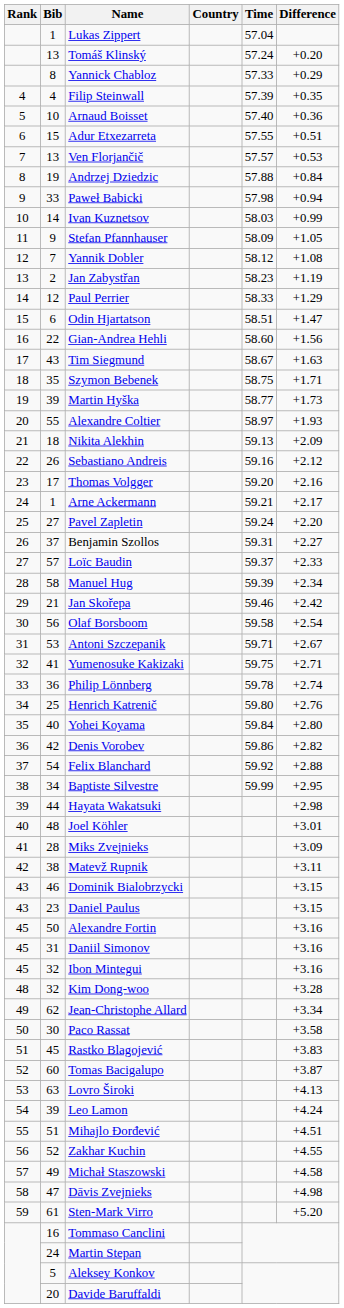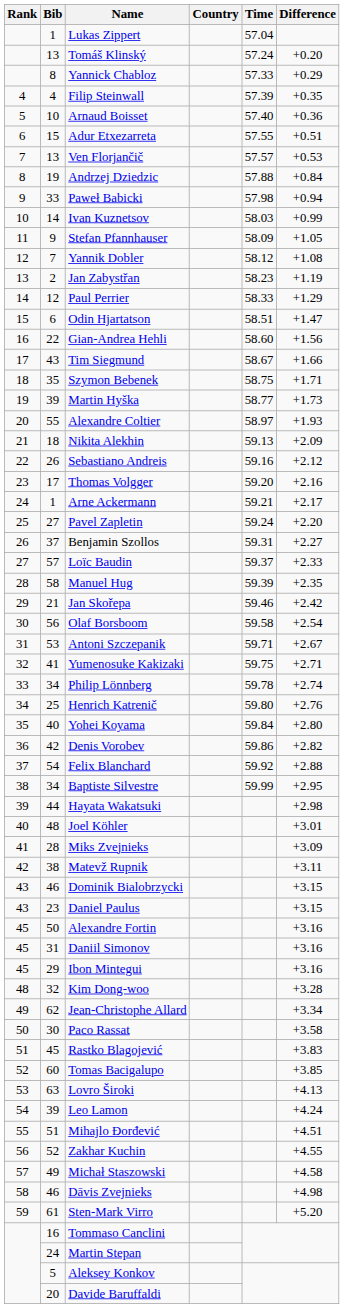(308, 359) +1.63 -> (308, 359) +1.66
(308, 583) +2.34 -> (308, 583) +2.35
(53, 684) 36 -> (53, 684) 34
(53, 968) 32 -> (53, 968) 29
(308, 1070) +3.87 -> (308, 1070) +3.85
(53, 1192) 47 -> (53, 1192) 46
